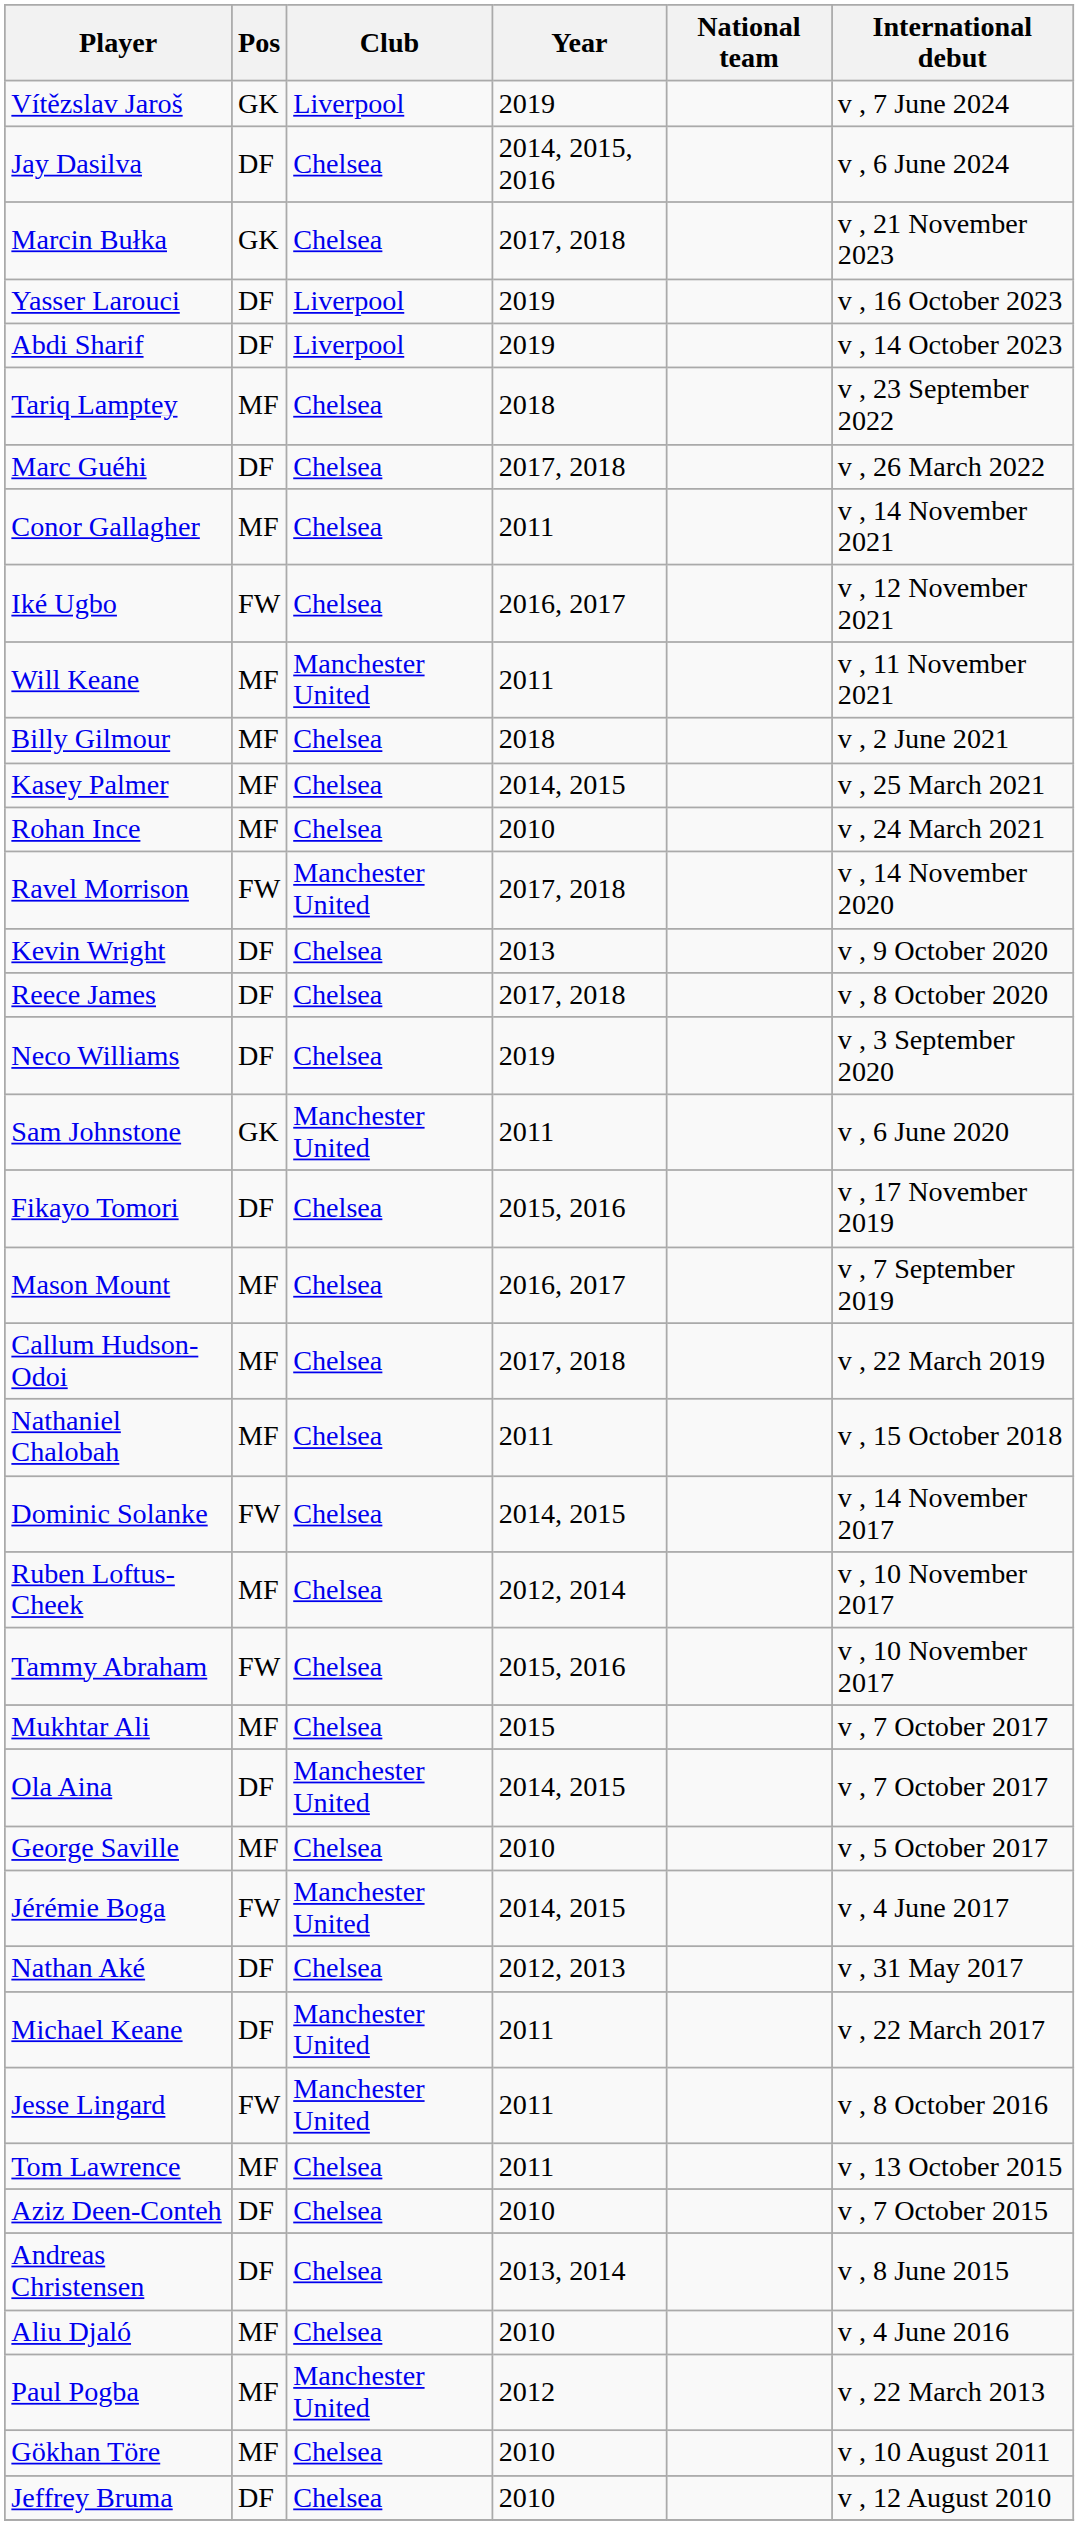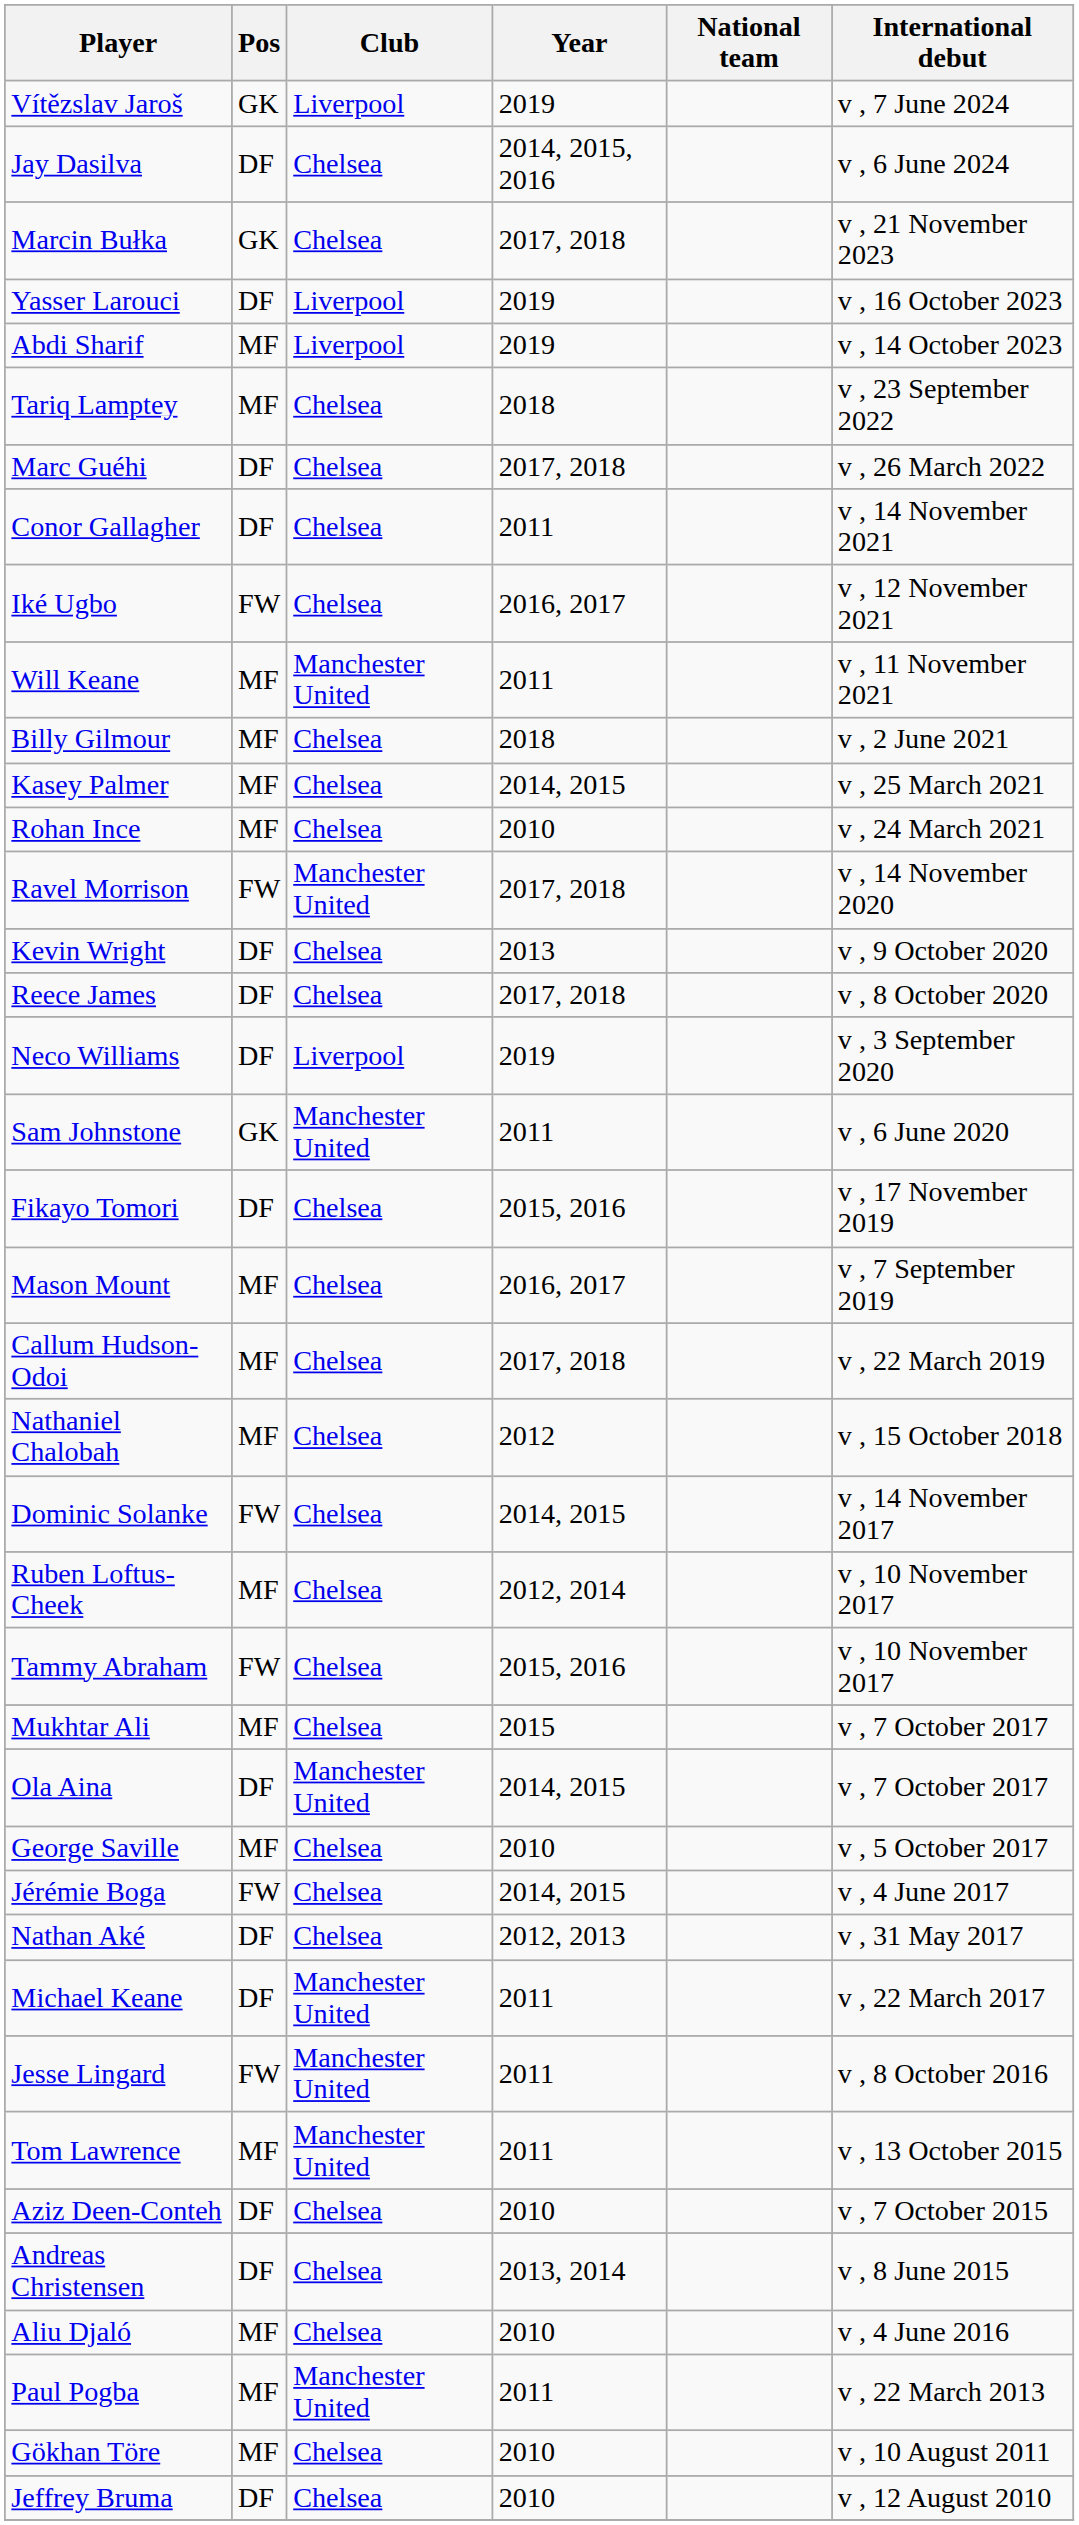(256, 345) DF -> (258, 345) MF
(258, 526) MF -> (256, 526) DF
(338, 1055) Chelsea -> (349, 1055) Liverpool
(526, 1437) 2011 -> (527, 1437) 2012
(359, 1908) Manchester United -> (338, 1892) Chelsea
(338, 2165) Chelsea -> (359, 2150) Manchester United
(527, 2392) 2012 -> (526, 2392) 2011
